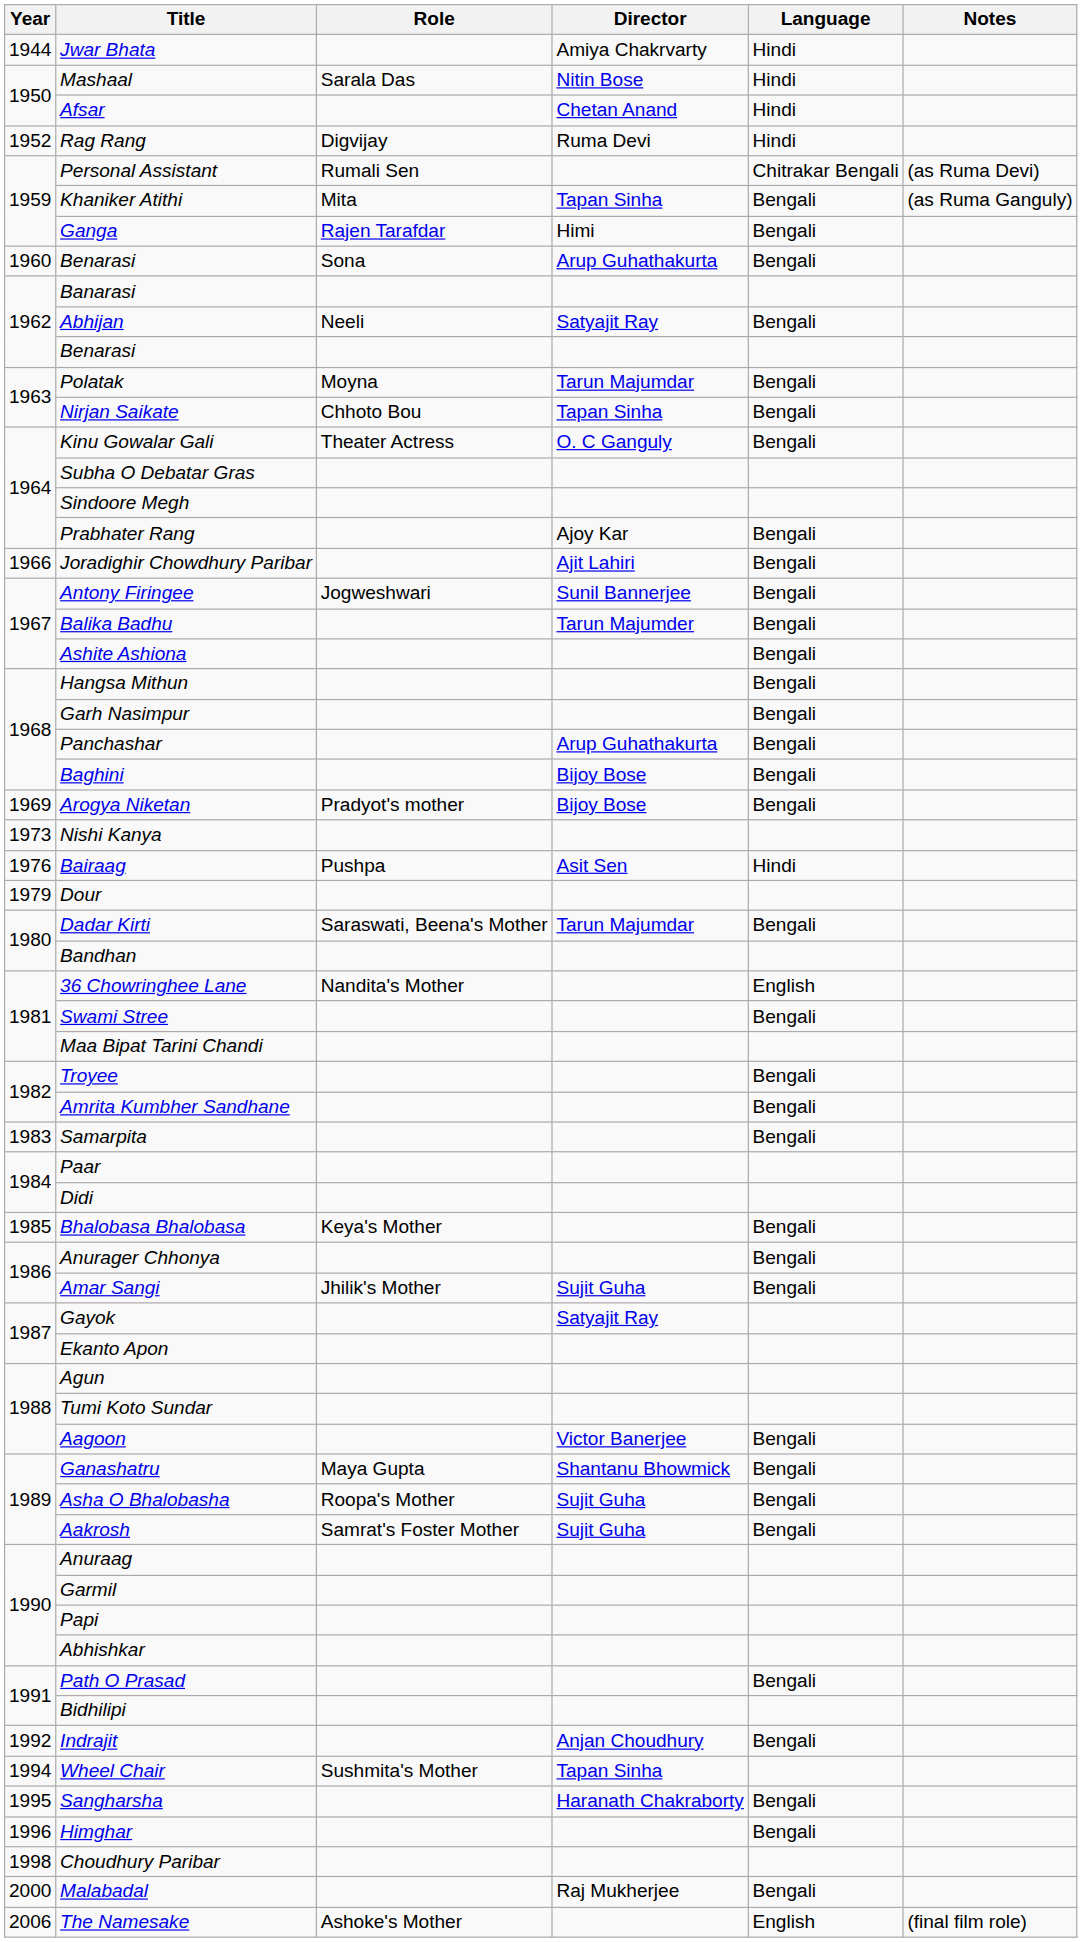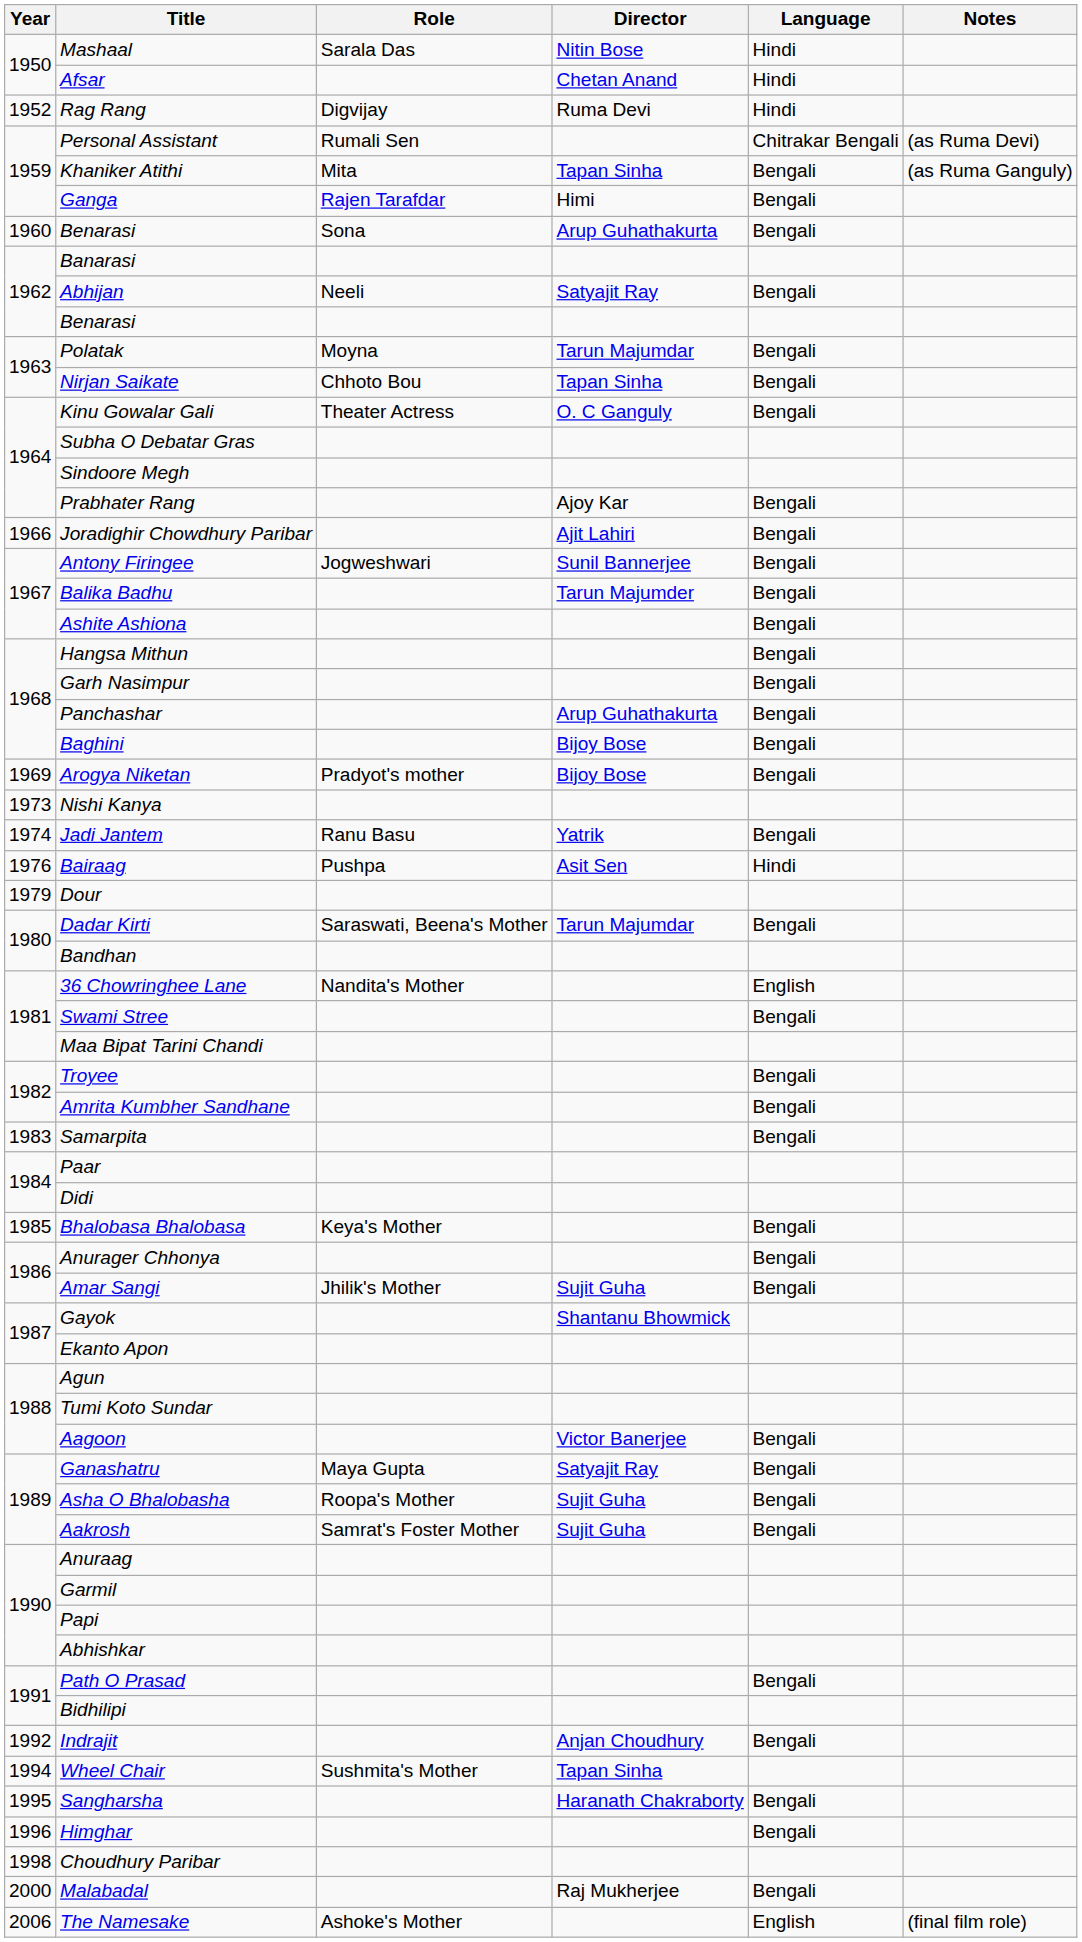- row: (30, 49)
+ row: (30, 834)
(607, 1318) Satyajit Ray -> (643, 1318) Shantanu Bhowmick
(643, 1469) Shantanu Bhowmick -> (607, 1469) Satyajit Ray
